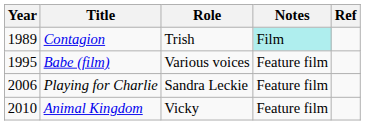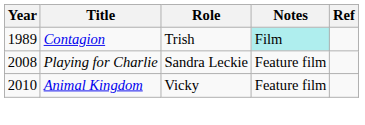- row: (77, 62)
(22, 85) 2006 -> (22, 62) 2008
